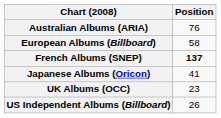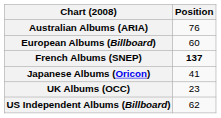(194, 43) 58 -> (194, 43) 60
(194, 105) 26 -> (194, 105) 62
